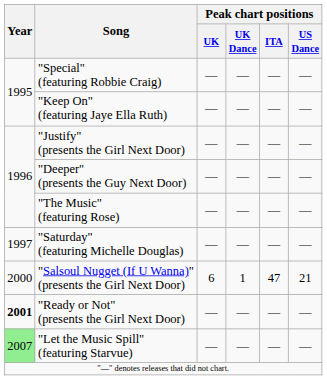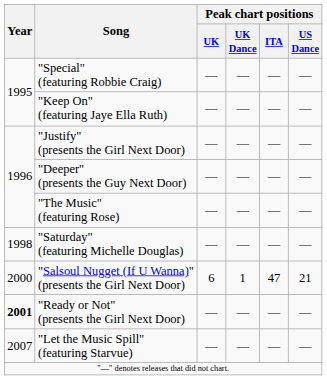(20, 244) 1997 -> (20, 244) 1998
(20, 345) lightgreen background -> (20, 345) no background
